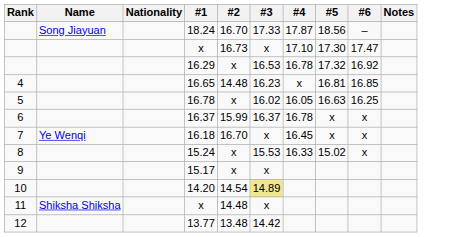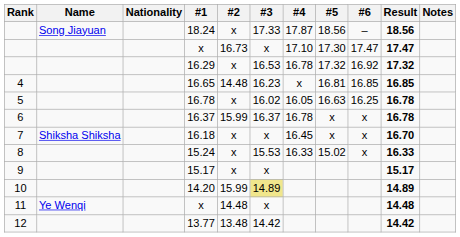+ column: (400, 13)
(234, 30) 16.70 -> (234, 30) x
(62, 135) Ye Wenqi -> (80, 135) Shiksha Shiksha
(234, 135) 16.70 -> (234, 135) x
(234, 188) 14.54 -> (234, 188) 15.99
(80, 205) Shiksha Shiksha -> (62, 205) Ye Wenqi
